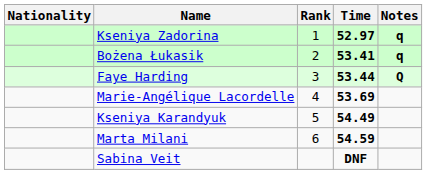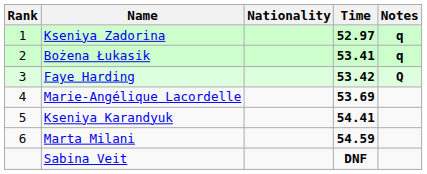columns swapped: (316, 15) <-> (49, 15)
(356, 76) 53.44 -> (356, 76) 53.42
(356, 118) 54.49 -> (356, 118) 54.41
